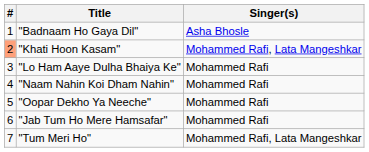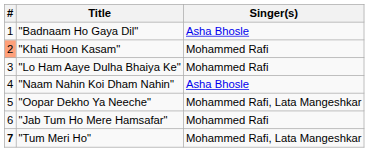(274, 49) Mohammed Rafi, Lata Mangeshkar -> (227, 49) Mohammed Rafi
(227, 85) Mohammed Rafi -> (218, 85) Asha Bhosle
(227, 102) Mohammed Rafi -> (274, 102) Mohammed Rafi, Lata Mangeshkar
(10, 138) normal -> (10, 138) bold
